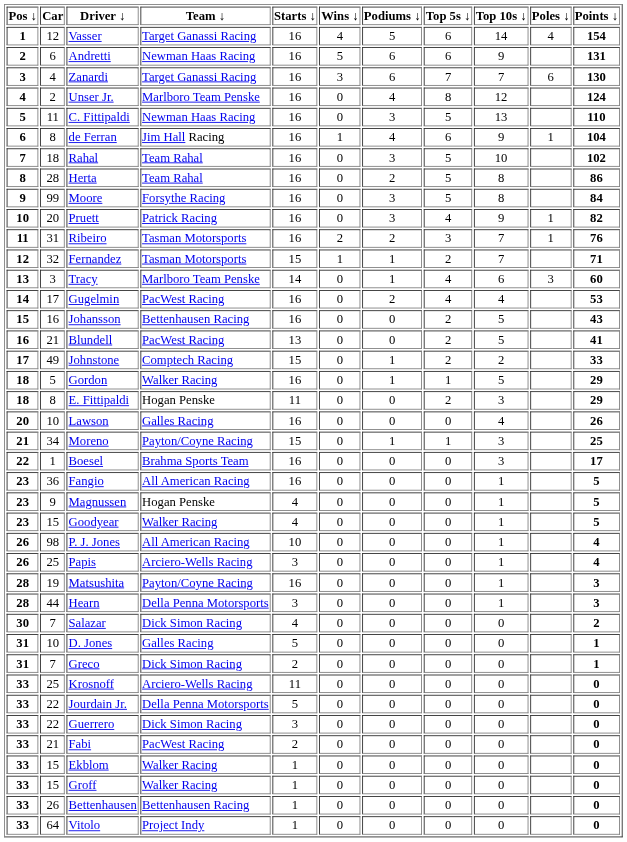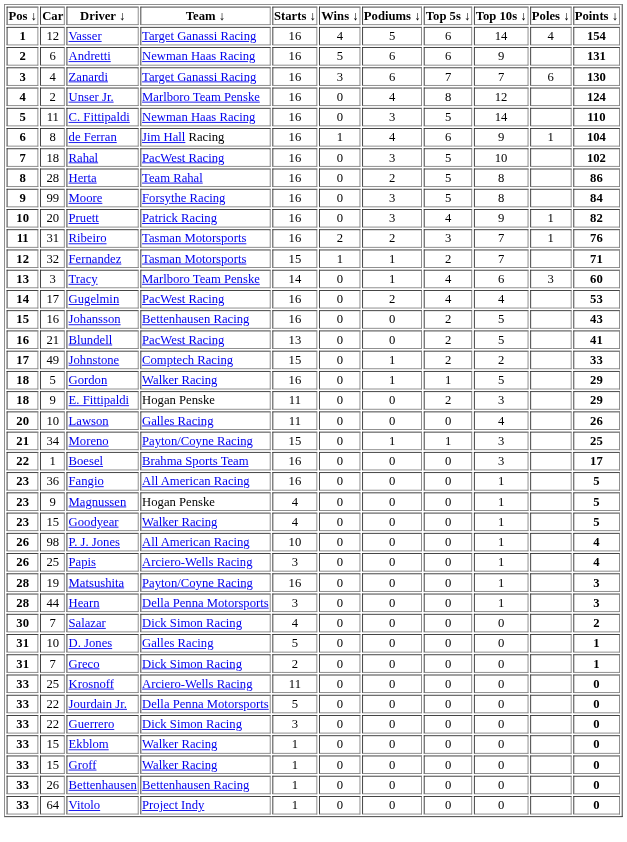(501, 117) 13 -> (501, 117) 14
(172, 157) Team Rahal -> (183, 157) PacWest Racing
(53, 400) 8 -> (53, 400) 9
(295, 420) 16 -> (295, 420) 11
- row: (80, 744)
